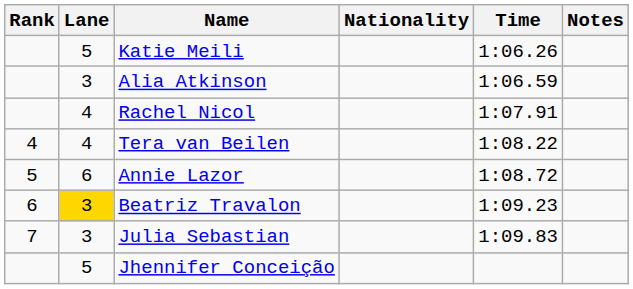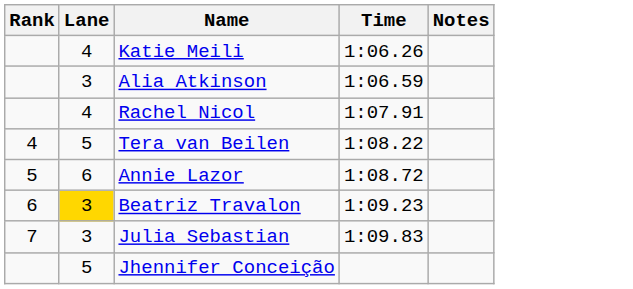- column: (407, 20)
(87, 51) 5 -> (87, 51) 4
(87, 144) 4 -> (87, 144) 5
